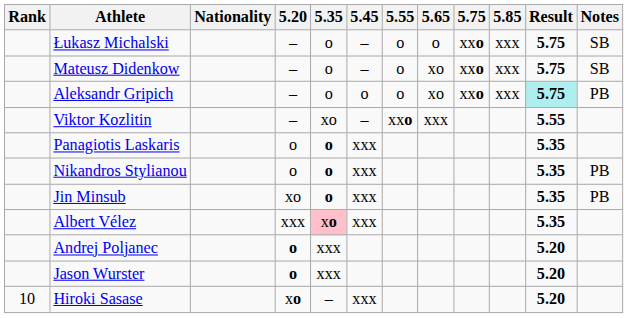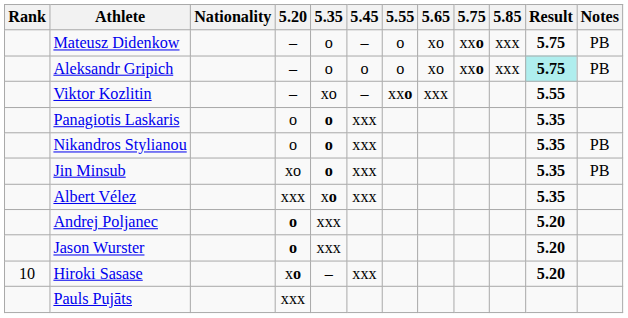- row: (111, 42)
(600, 68) SB -> (600, 42) PB
(329, 222) pink background -> (329, 196) no background
+ row: (93, 299)
